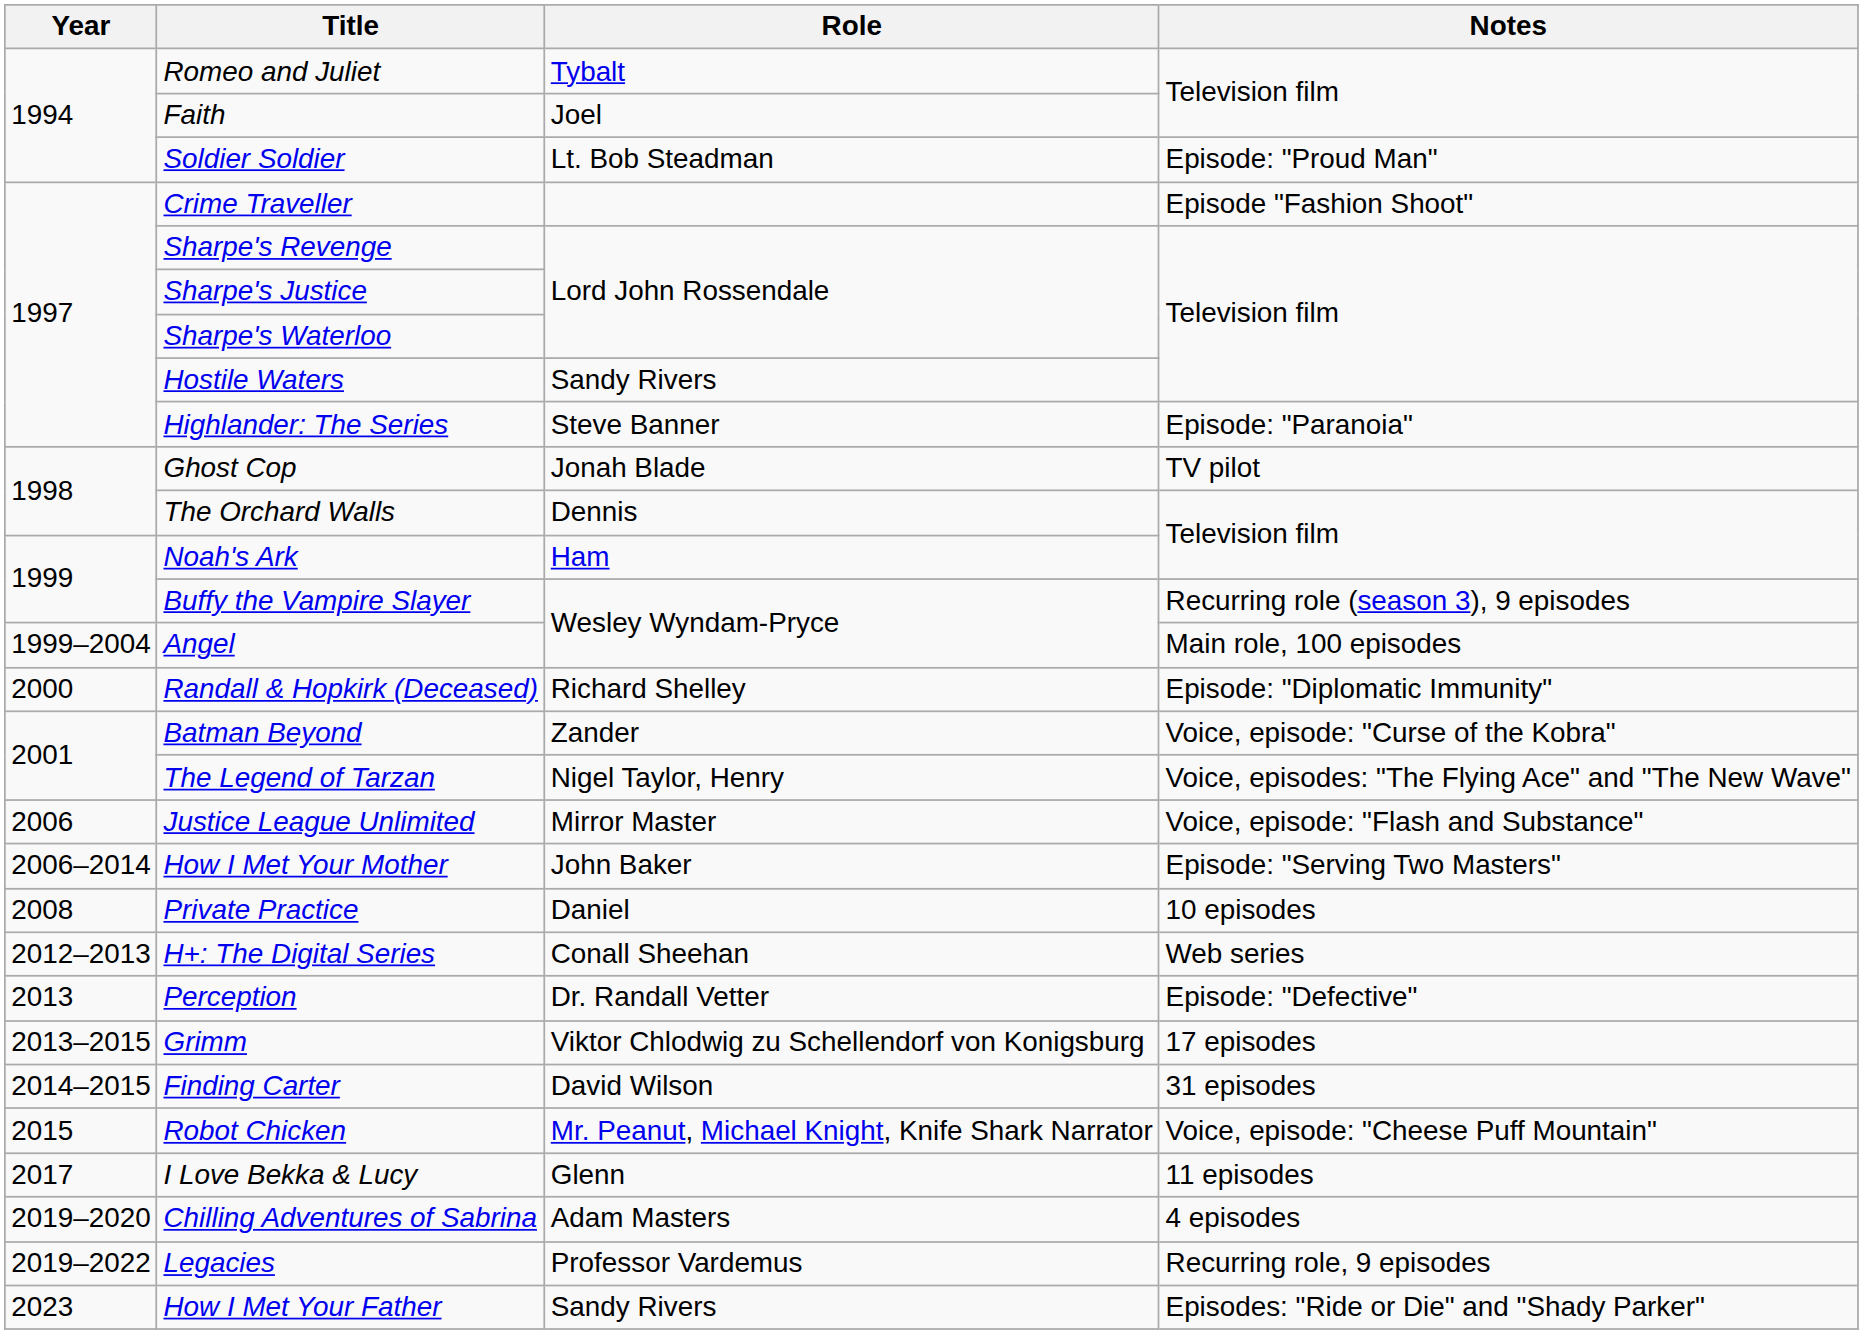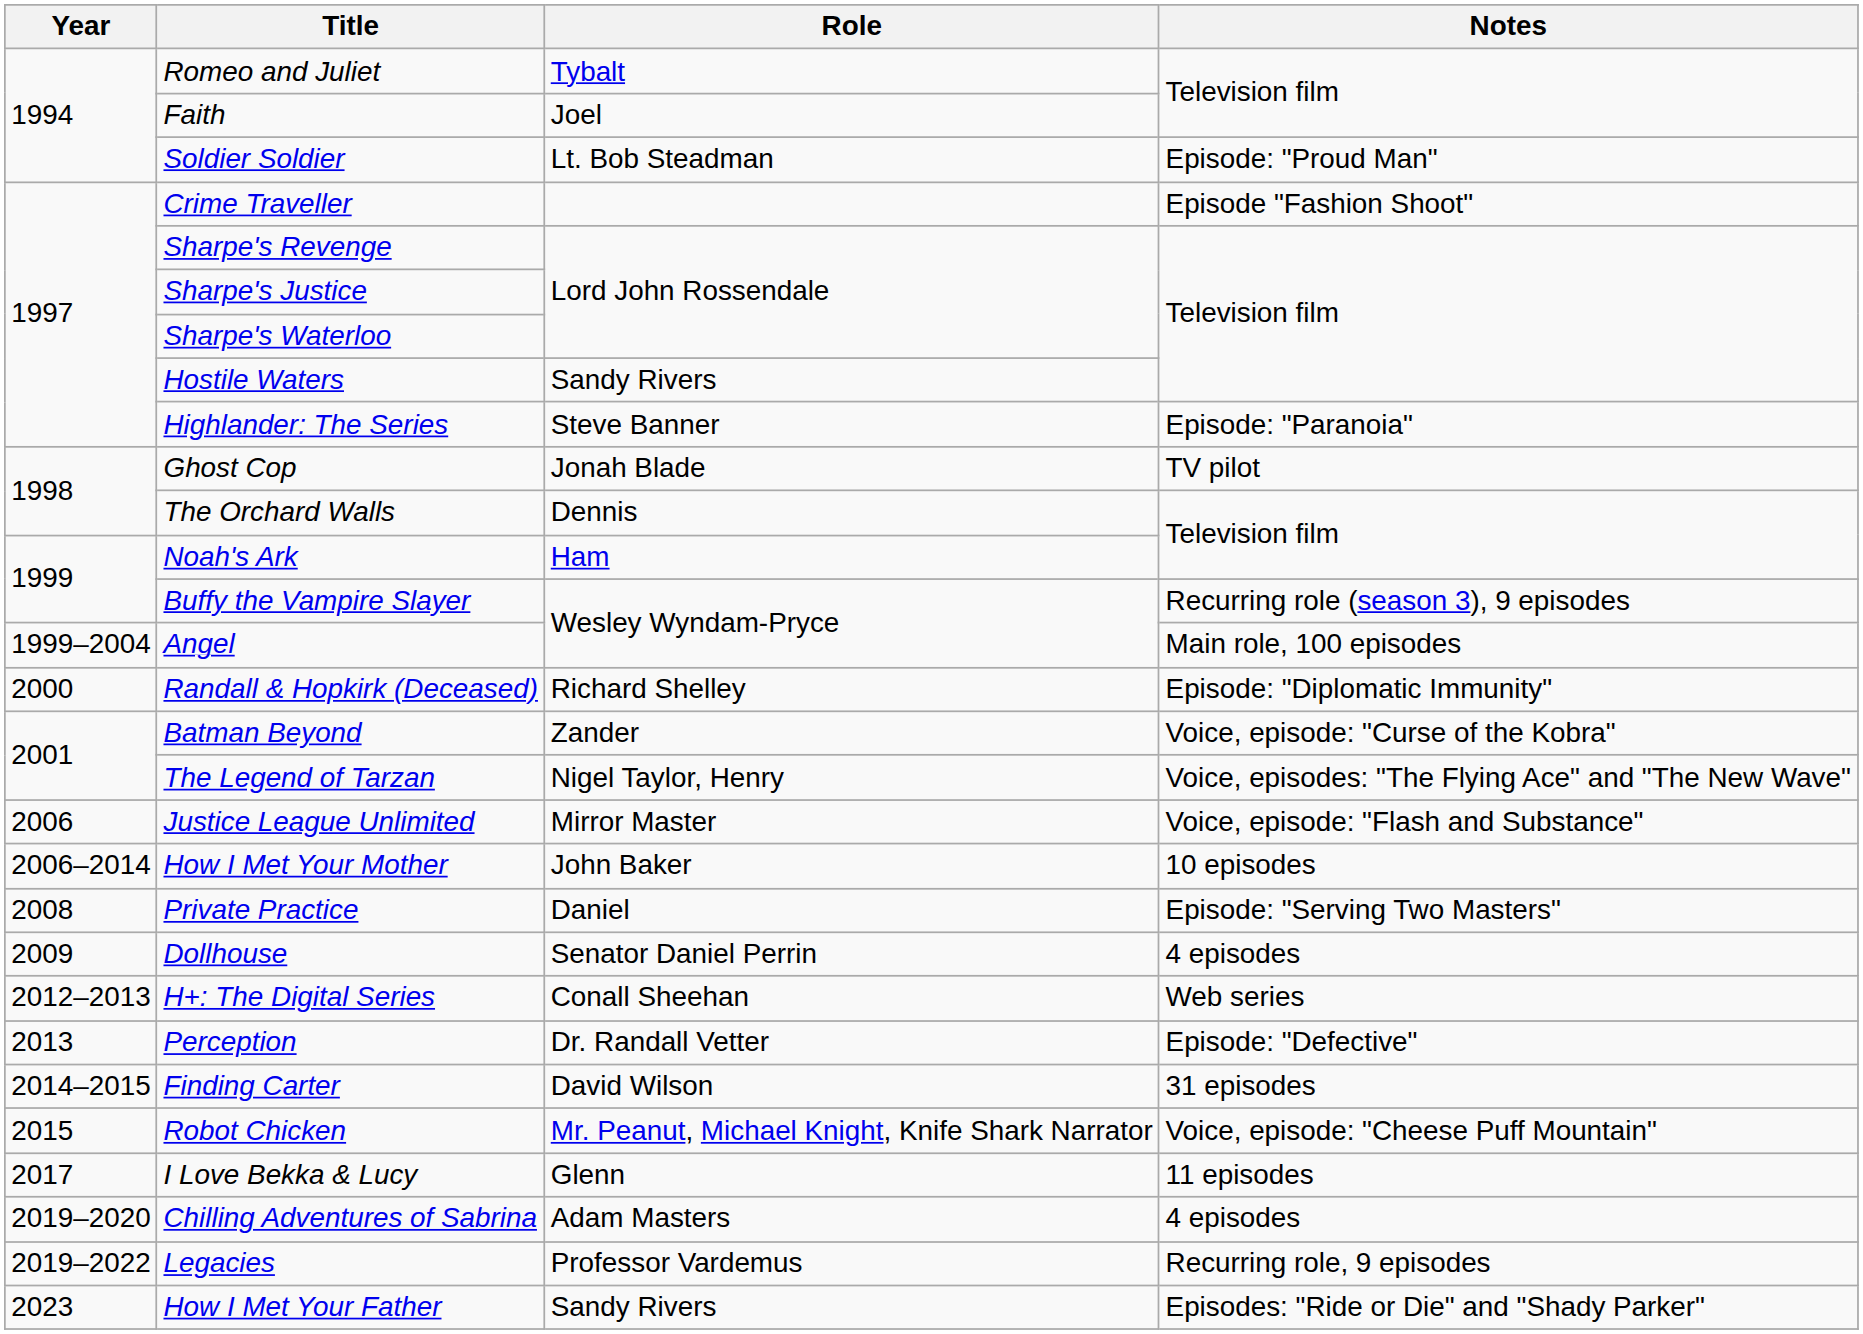(1363, 865) Episode: "Serving Two Masters" -> (1241, 865) 10 episodes
(1241, 909) 10 episodes -> (1363, 909) Episode: "Serving Two Masters"
+ row: (225, 953)
- row: (205, 1042)
